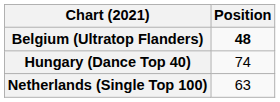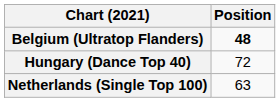(243, 62) 74 -> (243, 62) 72
